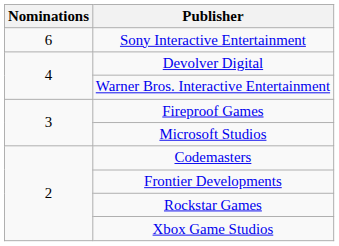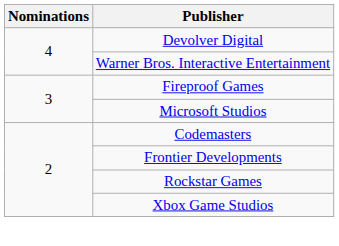- row: (213, 39)
